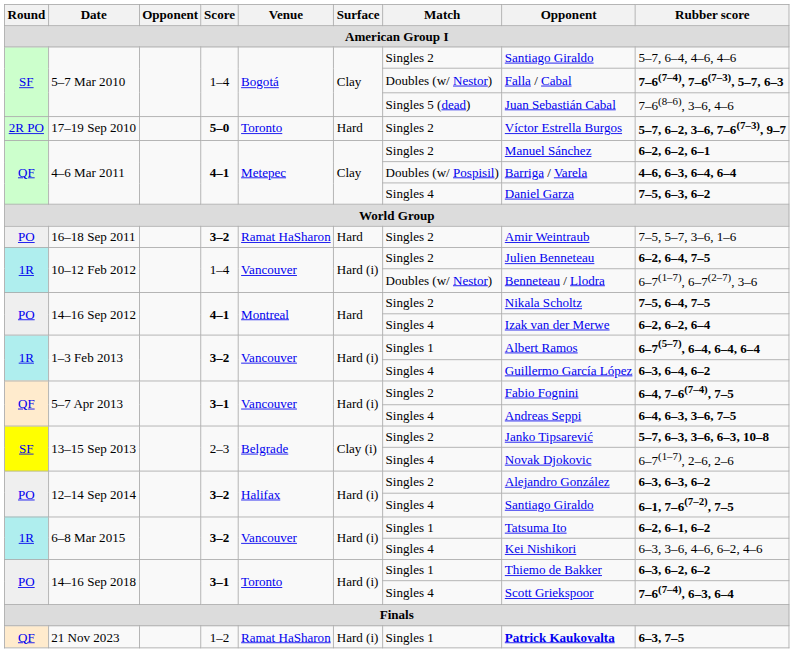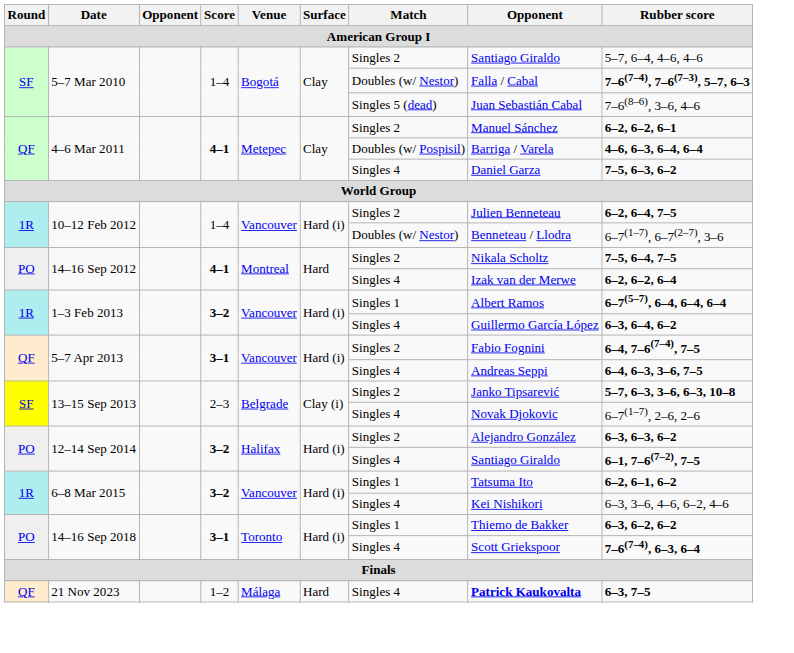- row: (94, 128)
- row: (93, 237)
(286, 637) Ramat HaSharon -> (261, 591) Málaga
(358, 637) Hard (i) -> (316, 591) Hard
(410, 637) Singles 1 -> (376, 591) Singles 4
